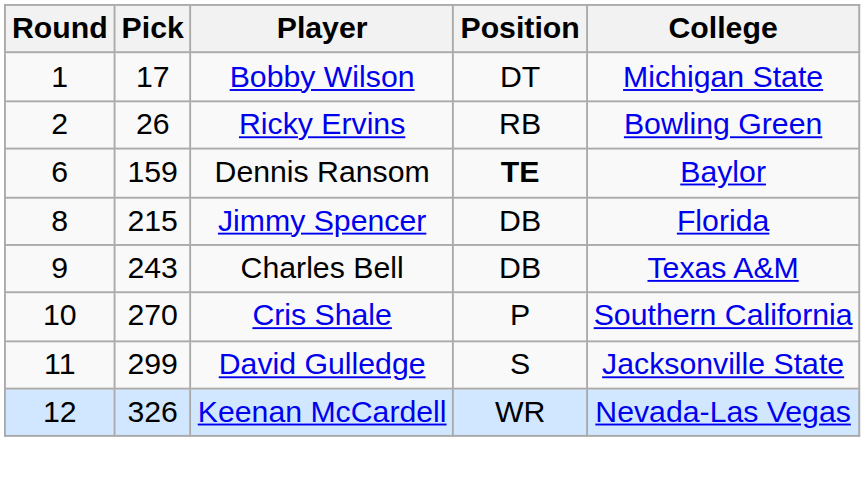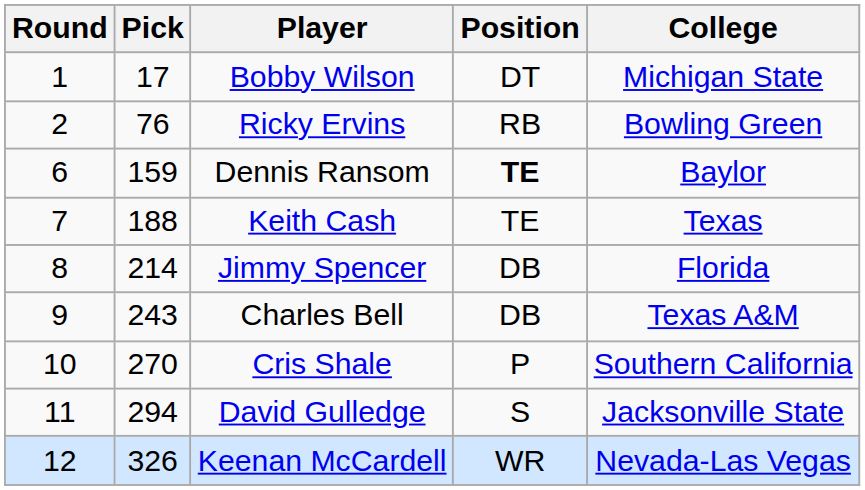(153, 124) 26 -> (153, 124) 76
+ row: (322, 220)
(153, 220) 215 -> (153, 268) 214
(153, 364) 299 -> (153, 412) 294
